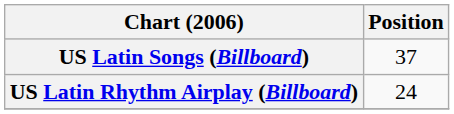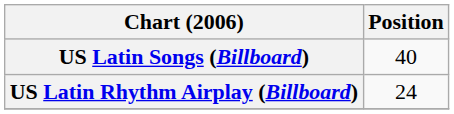(406, 56) 37 -> (406, 56) 40
